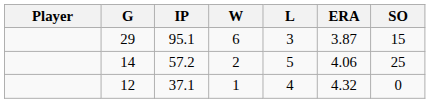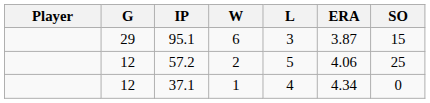(128, 62) 14 -> (128, 62) 12
(344, 86) 4.32 -> (344, 86) 4.34
